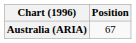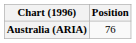(110, 30) 67 -> (110, 30) 76
